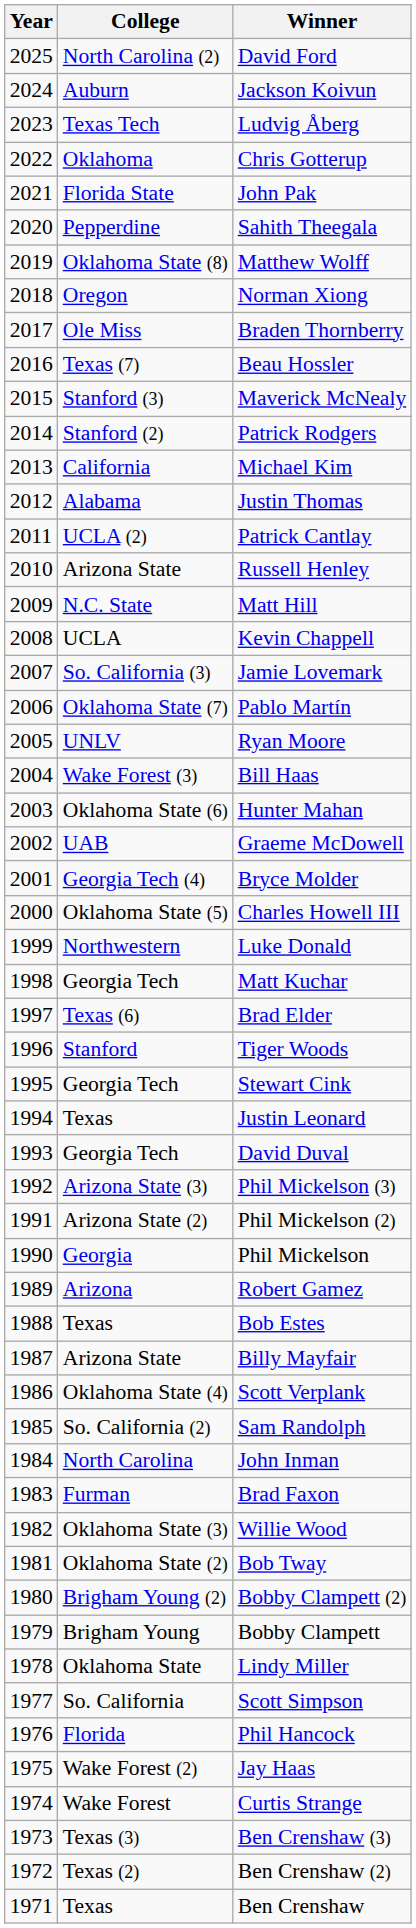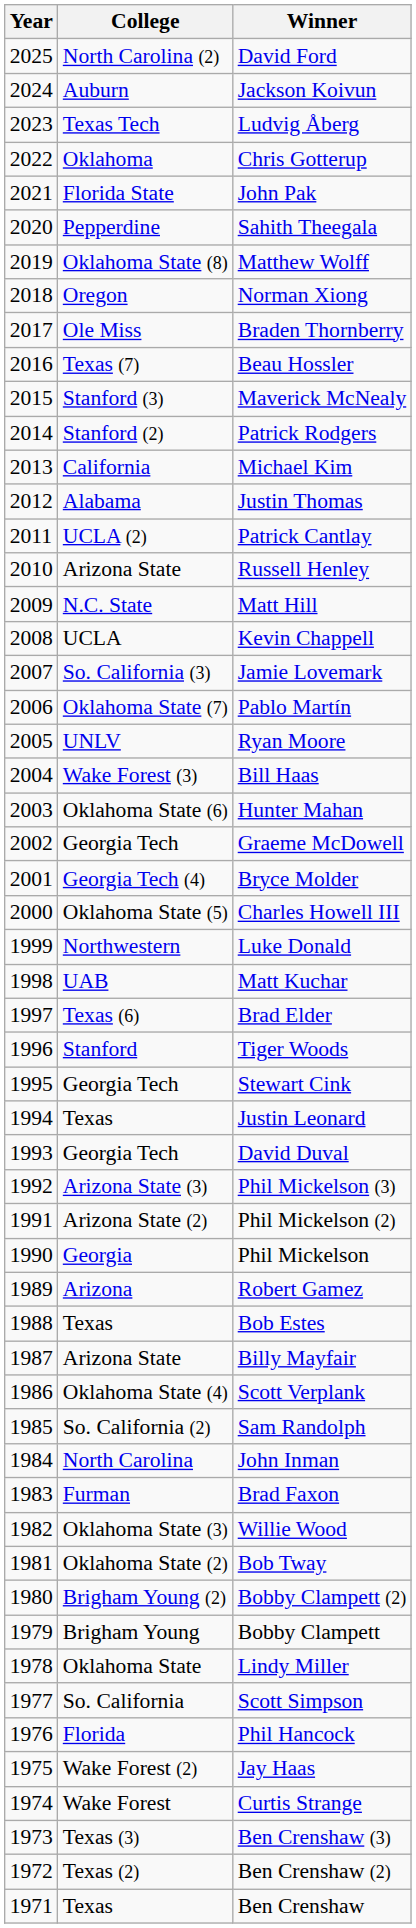(86, 843) UAB -> (121, 843) Georgia Tech
(121, 980) Georgia Tech -> (86, 980) UAB
